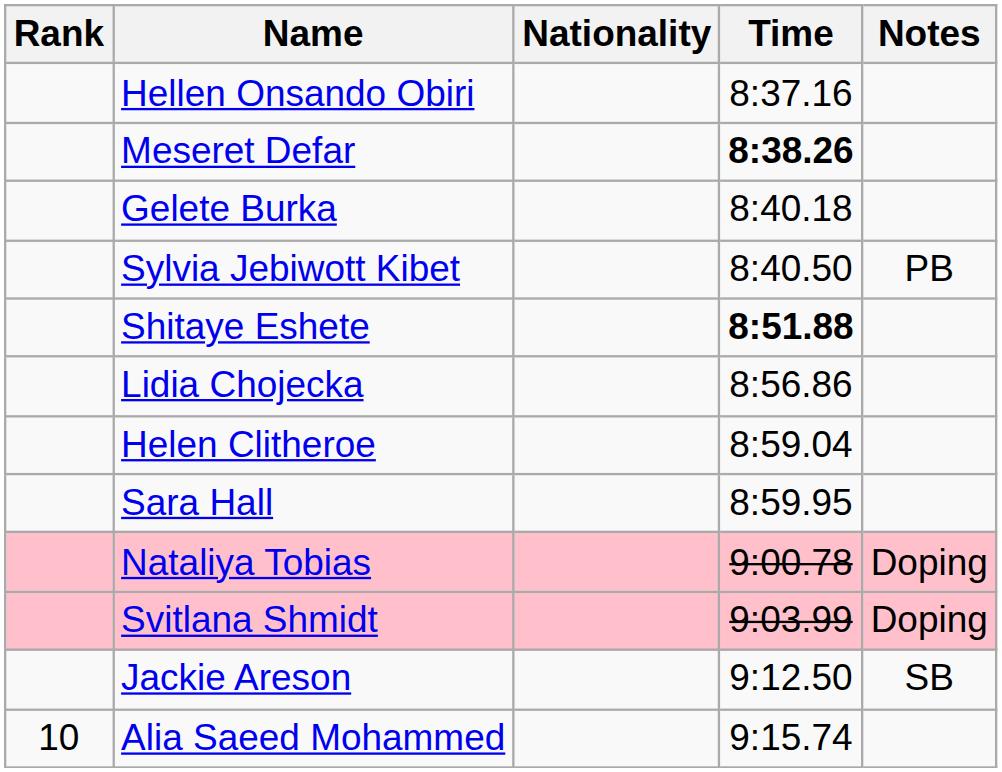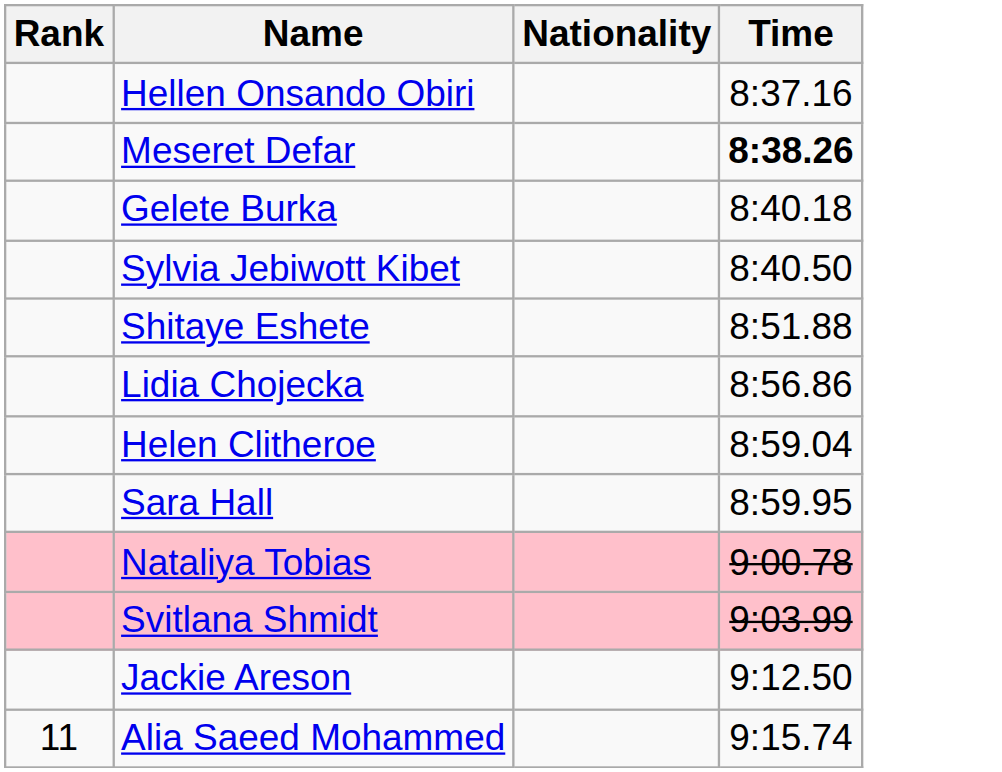- column: (929, 33)
(791, 326) bold -> (791, 326) normal
(59, 737) 10 -> (59, 737) 11
